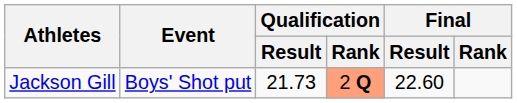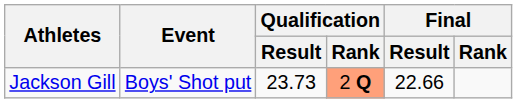(291, 83) 21.73 -> (291, 83) 23.73
(419, 83) 22.60 -> (419, 83) 22.66
